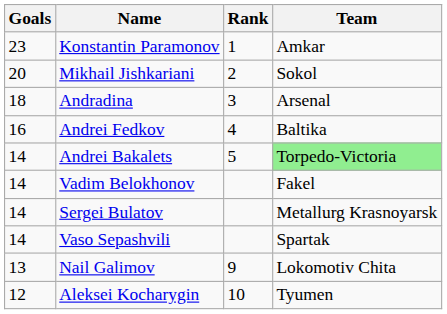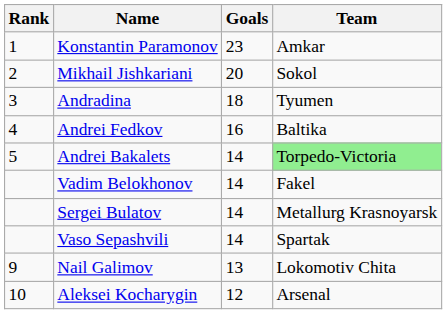columns swapped: (248, 18) <-> (30, 18)
(304, 101) Arsenal -> (305, 101) Tyumen
(305, 294) Tyumen -> (304, 294) Arsenal
